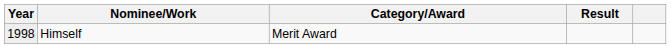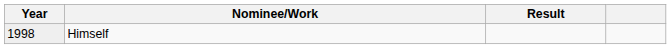- column: (418, 14)
